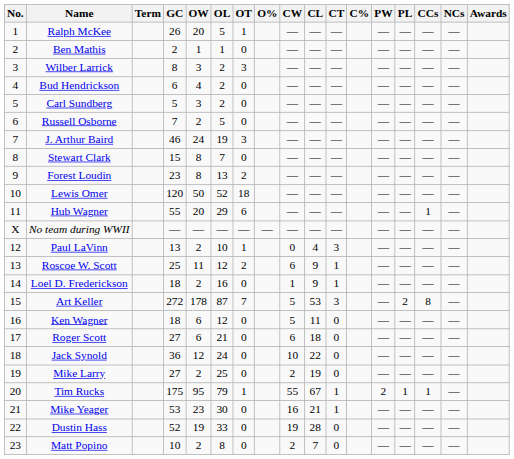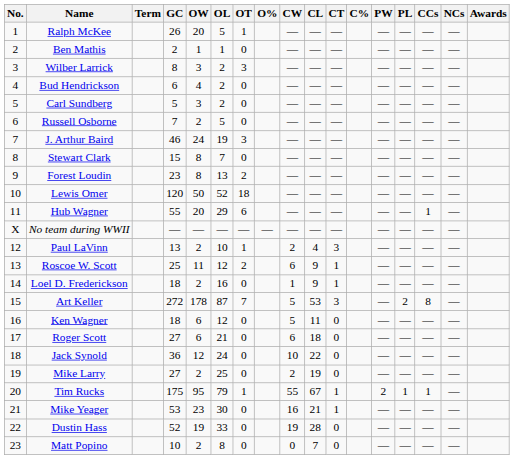(292, 247) 0 -> (292, 247) 2
(292, 445) 2 -> (292, 445) 0
